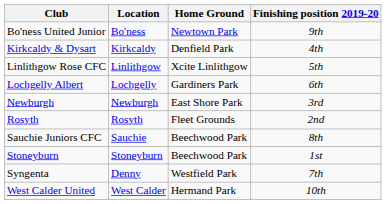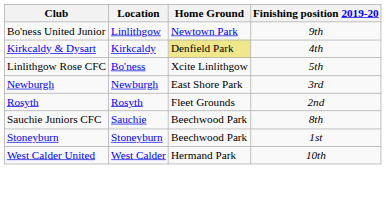(128, 31) Bo'ness -> (136, 31) Linlithgow
(202, 48) no background -> (202, 48) khaki background
(136, 66) Linlithgow -> (128, 66) Bo'ness
- row: (45, 84)
- row: (28, 173)
